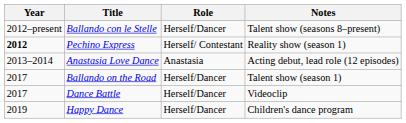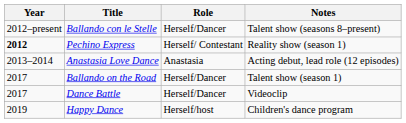(195, 110) Herself/Dancer -> (188, 110) Herself/host
